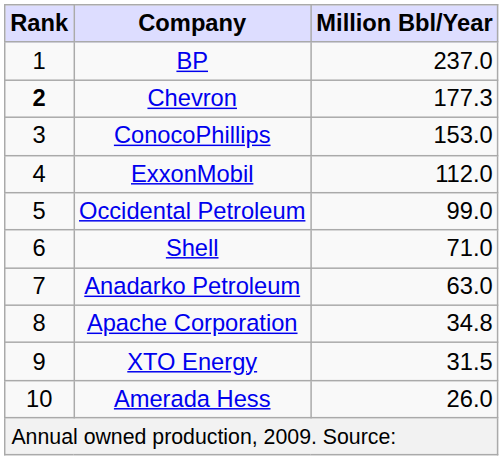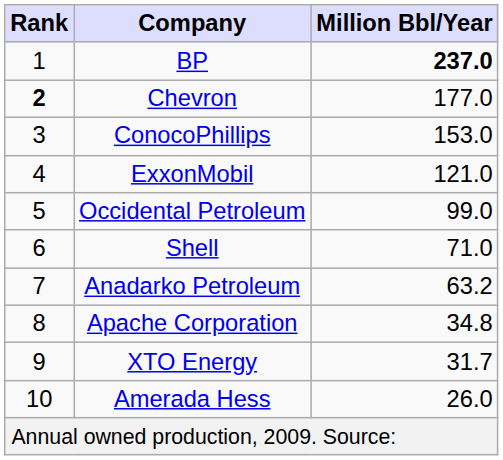(463, 60) normal -> (463, 60) bold
(463, 98) 177.3 -> (463, 98) 177.0
(464, 173) 112.0 -> (463, 173) 121.0
(470, 286) 63.0 -> (470, 286) 63.2
(470, 361) 31.5 -> (470, 361) 31.7
